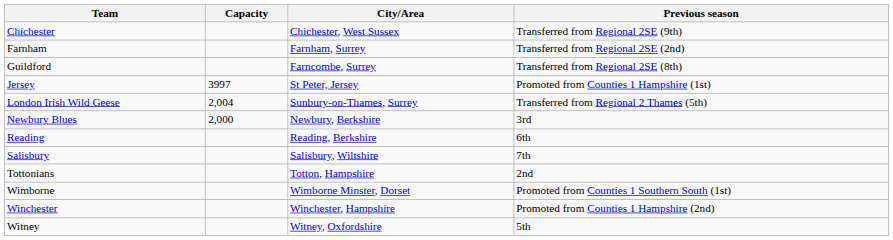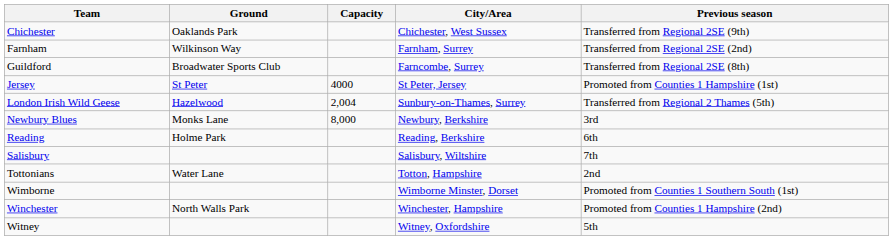+ column: (249, 13)
(219, 84) 3997 -> (342, 84) 4000
(221, 119) 2,000 -> (343, 119) 8,000
